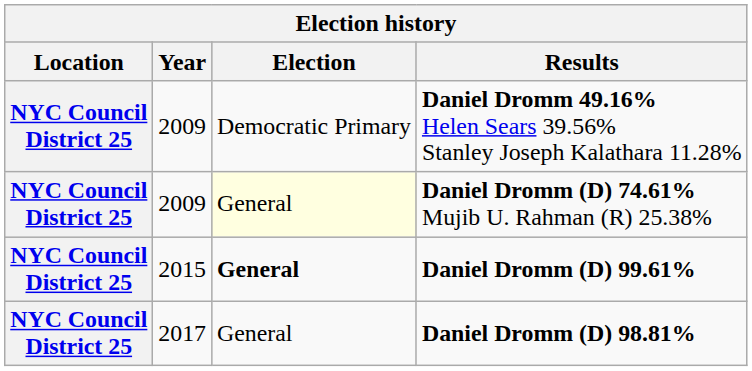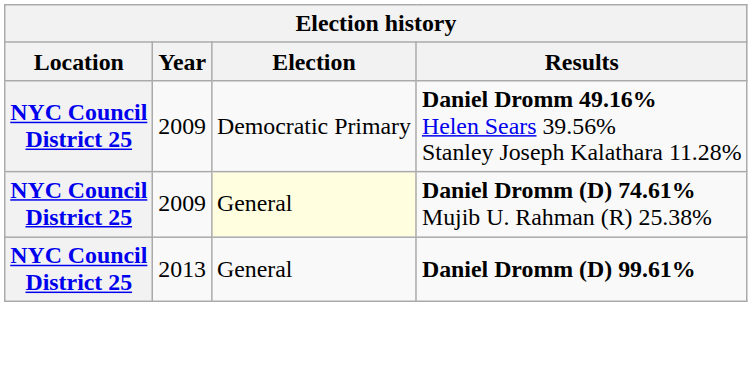(182, 268) 2015 -> (182, 268) 2013
(258, 268) bold -> (255, 268) normal
- row: (559, 333)
